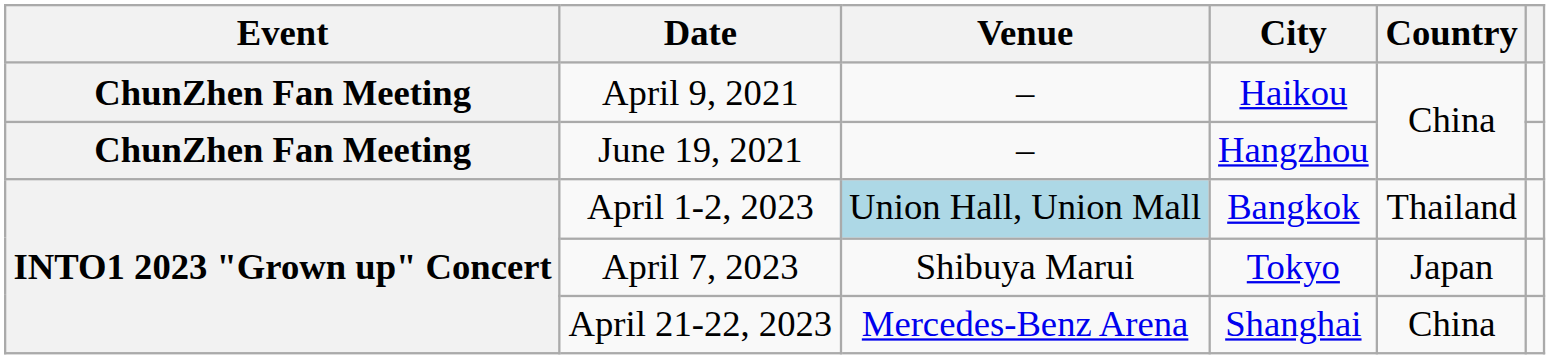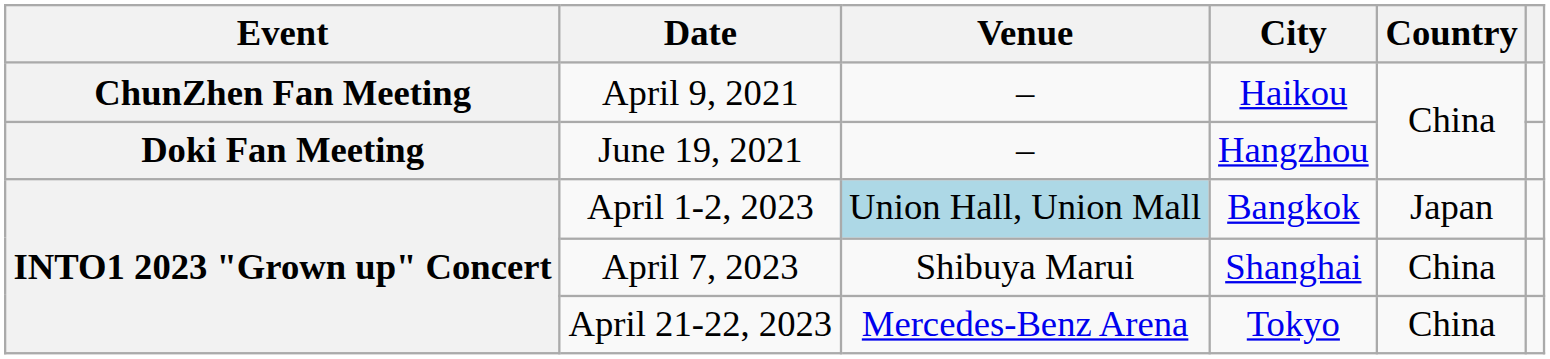(283, 149) ChunZhen Fan Meeting -> (283, 149) Doki Fan Meeting
(1452, 207) Thailand -> (1452, 207) Japan
(1293, 265) Tokyo -> (1293, 265) Shanghai
(1452, 265) Japan -> (1452, 265) China
(1293, 324) Shanghai -> (1293, 324) Tokyo
